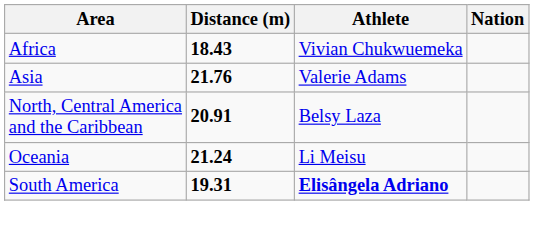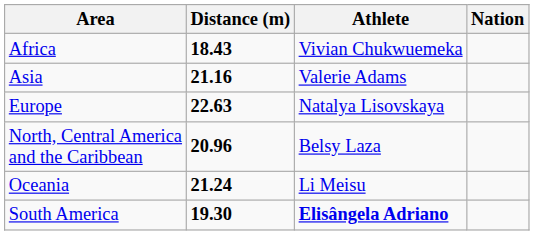(211, 77) 21.76 -> (211, 77) 21.16
+ row: (35, 106)
(211, 116) 20.91 -> (211, 146) 20.96
(211, 185) 19.31 -> (211, 214) 19.30
